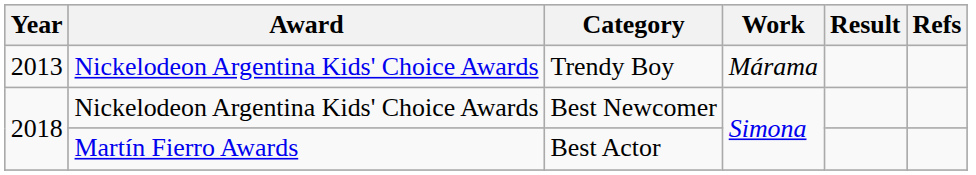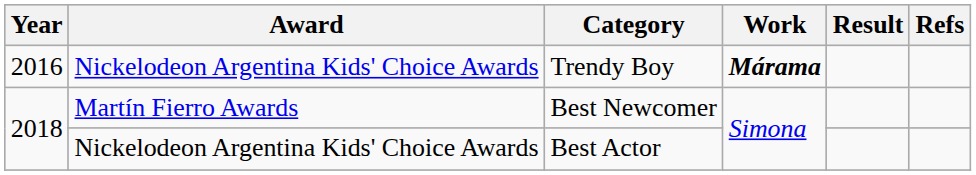(37, 66) 2013 -> (37, 66) 2016
(773, 66) normal -> (775, 66) bold
(307, 107) Nickelodeon Argentina Kids' Choice Awards -> (186, 107) Martín Fierro Awards
(186, 148) Martín Fierro Awards -> (307, 148) Nickelodeon Argentina Kids' Choice Awards
